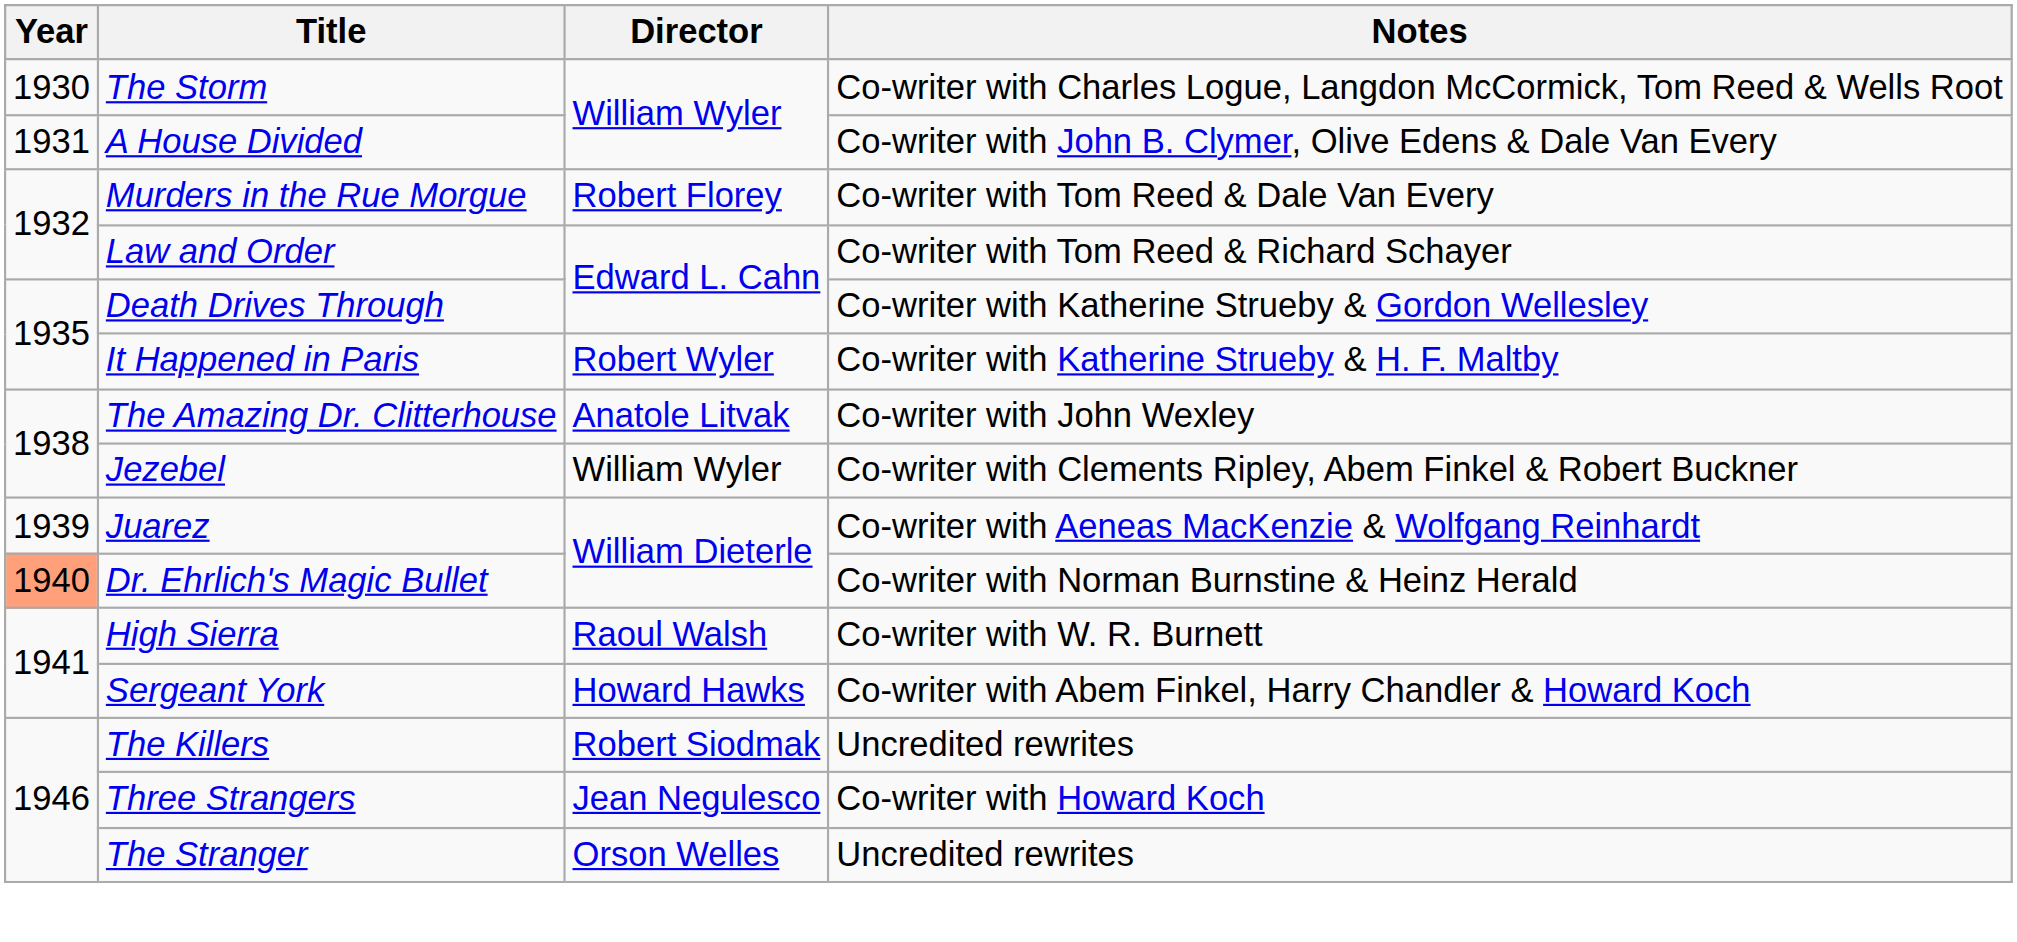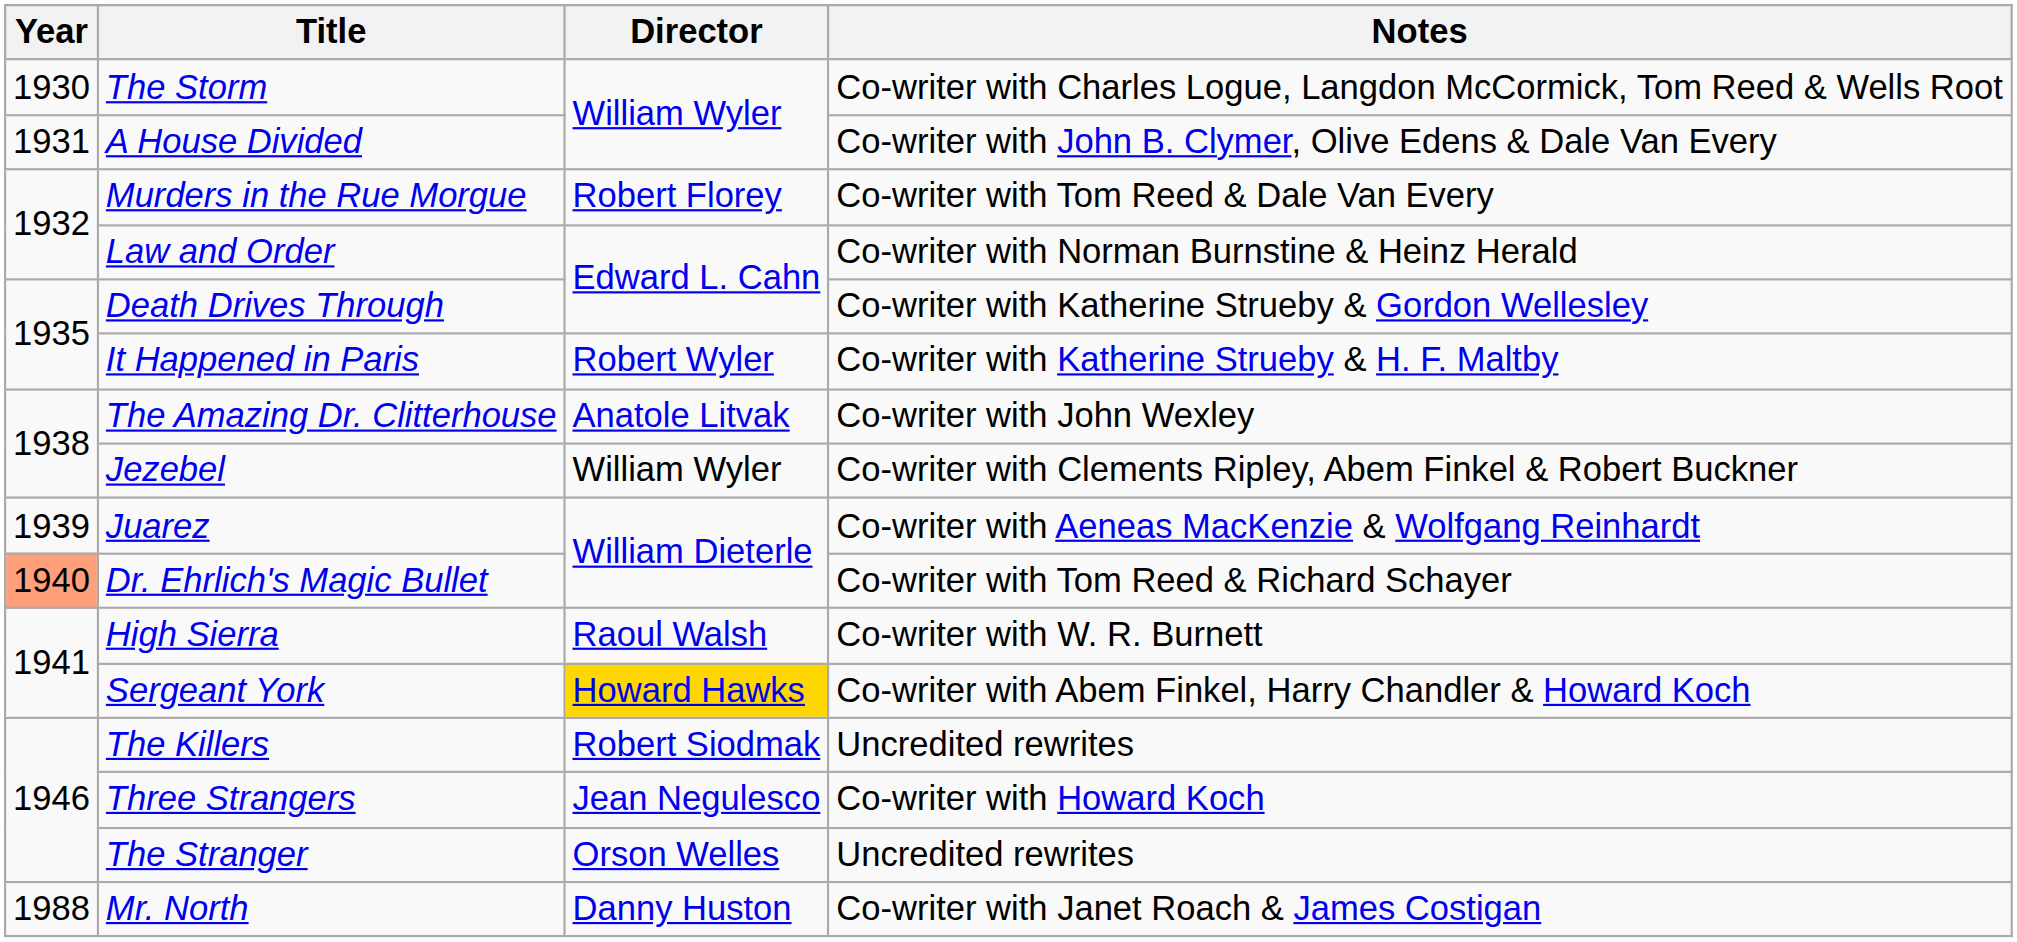(1174, 251) Co-writer with Tom Reed & Richard Schayer -> (1207, 251) Co-writer with Norman Burnstine & Heinz Herald
(1207, 580) Co-writer with Norman Burnstine & Heinz Herald -> (1174, 580) Co-writer with Tom Reed & Richard Schayer
(689, 689) no background -> (689, 689) gold background
+ row: (177, 908)
